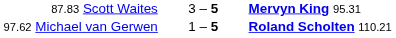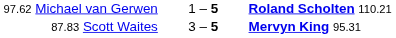rows swapped: (104, 8) <-> (81, 26)
